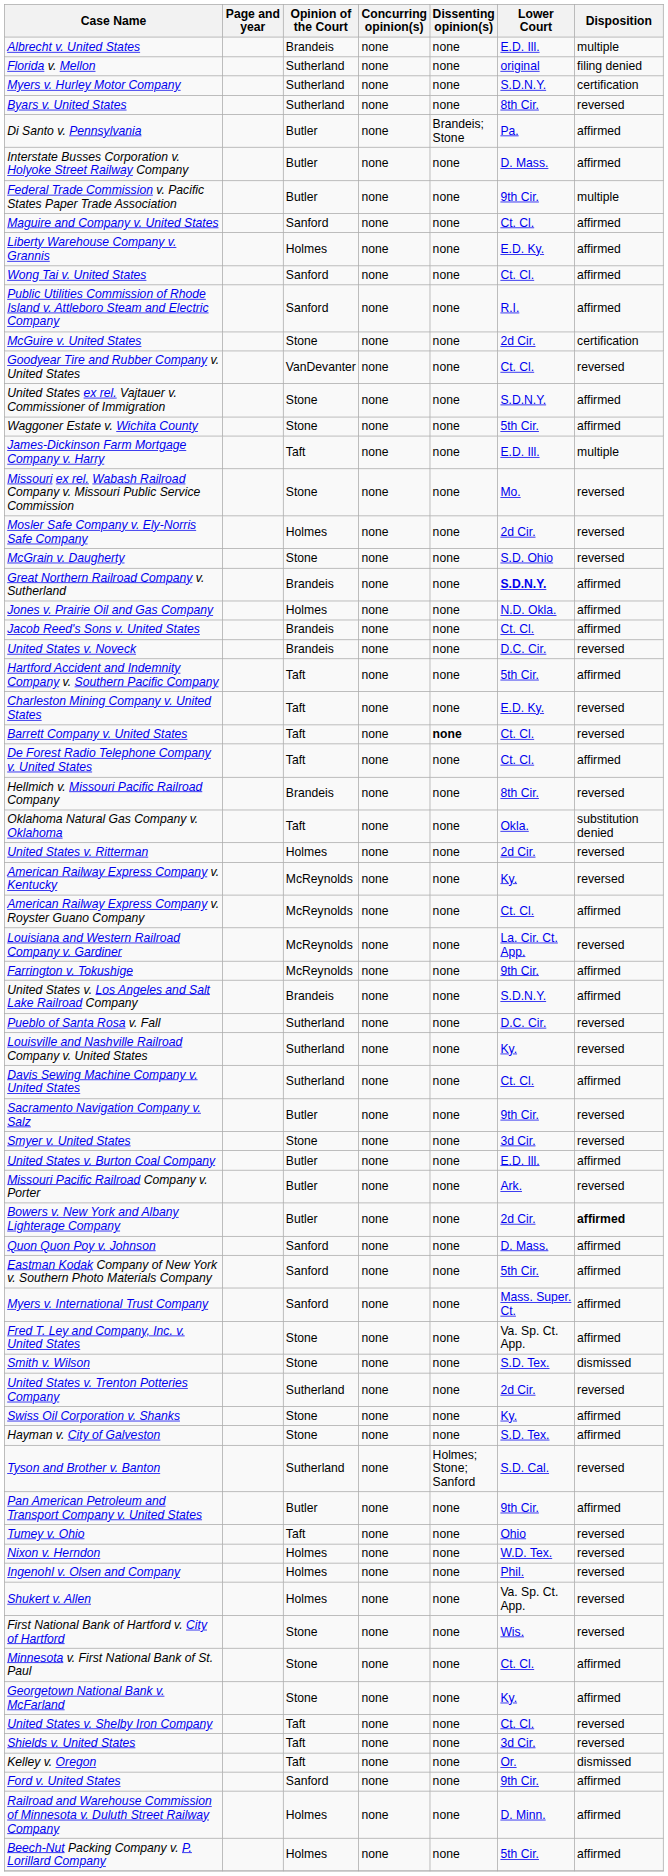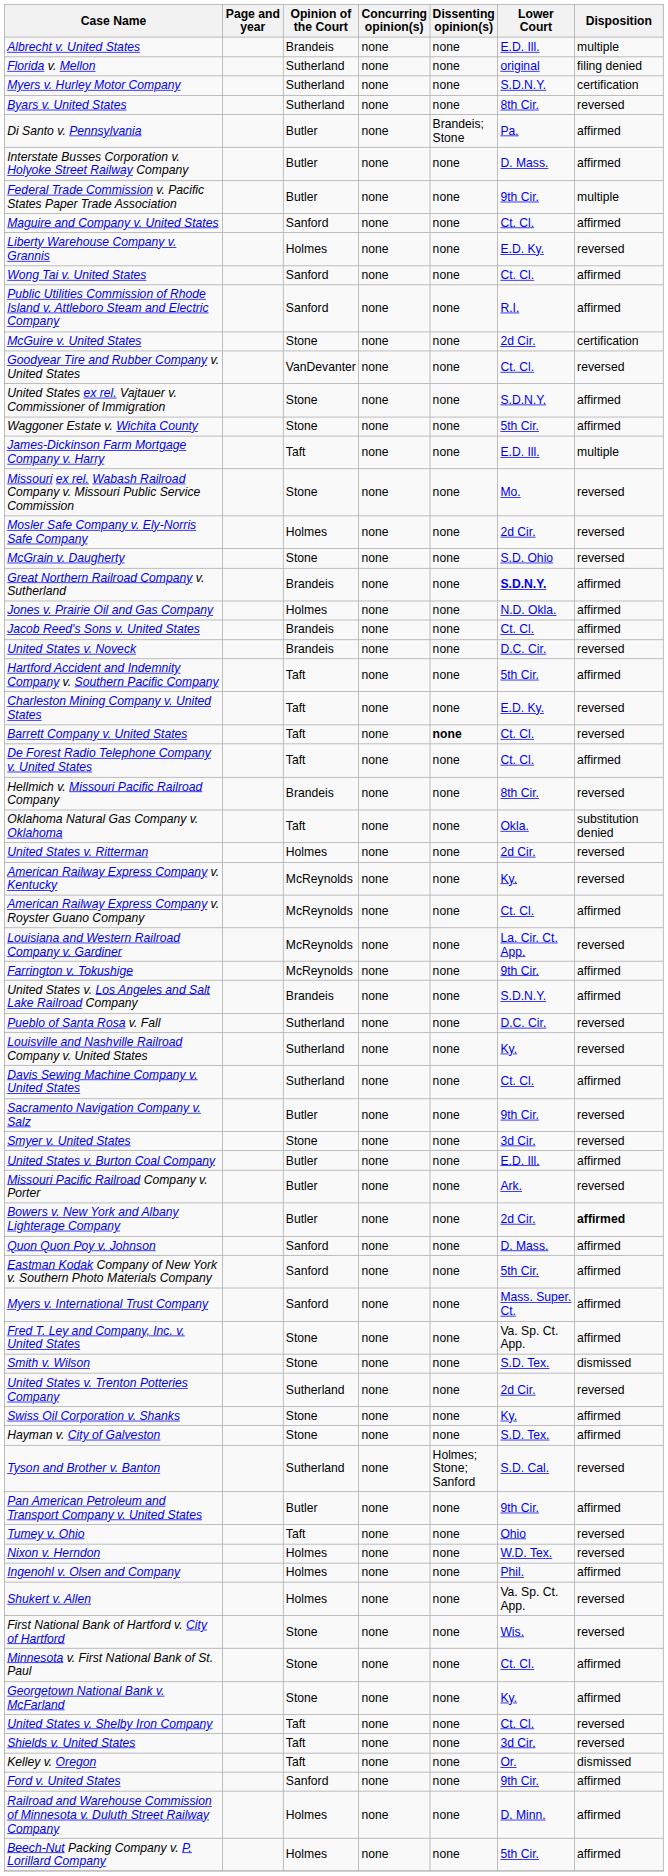(599, 249) affirmed -> (601, 249) reversed
(601, 1572) reversed -> (599, 1572) affirmed
